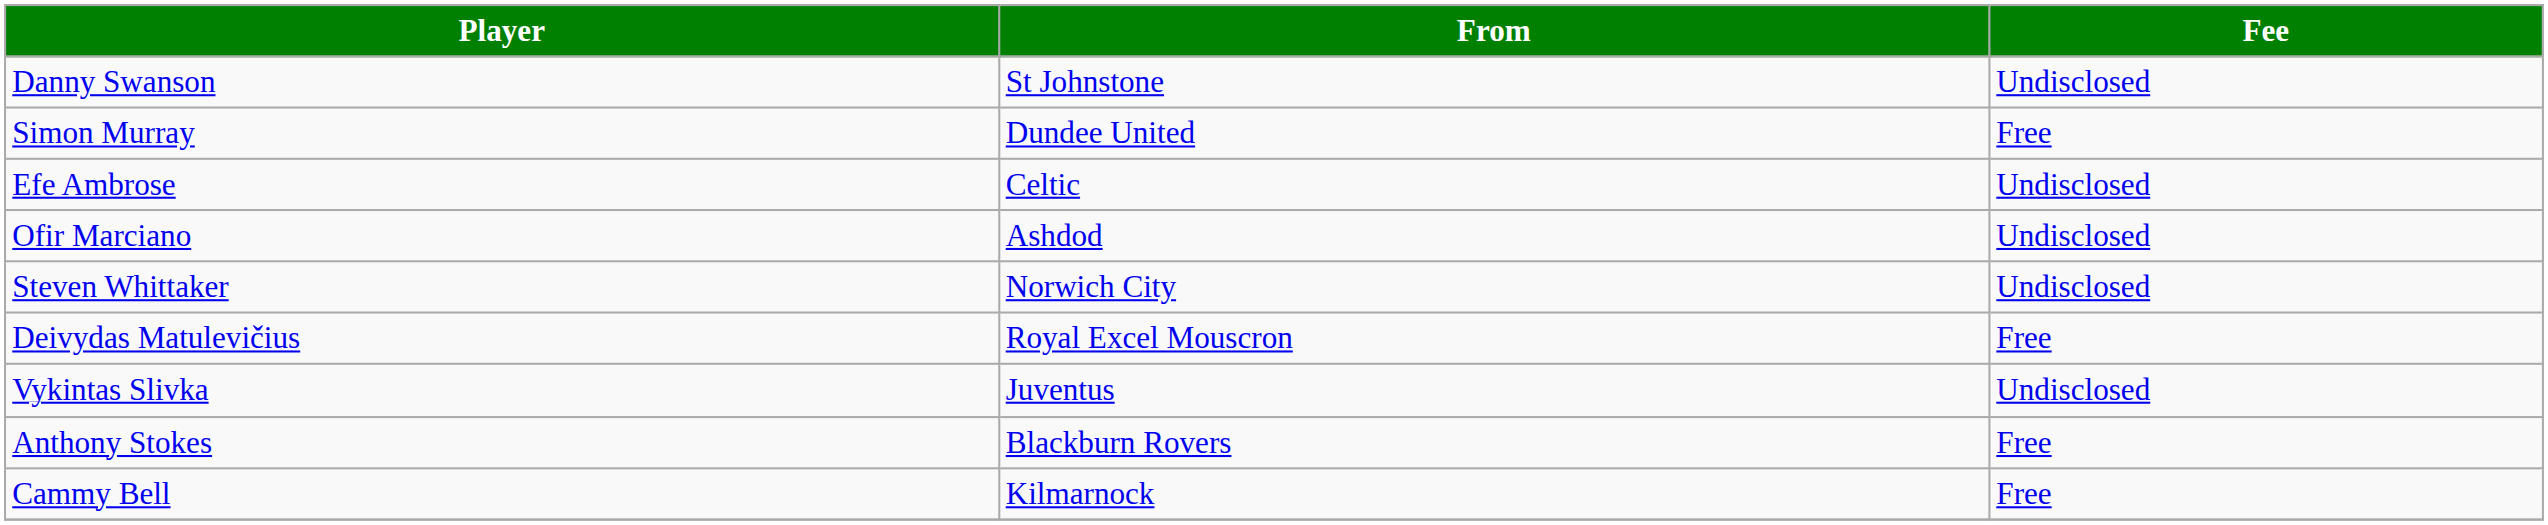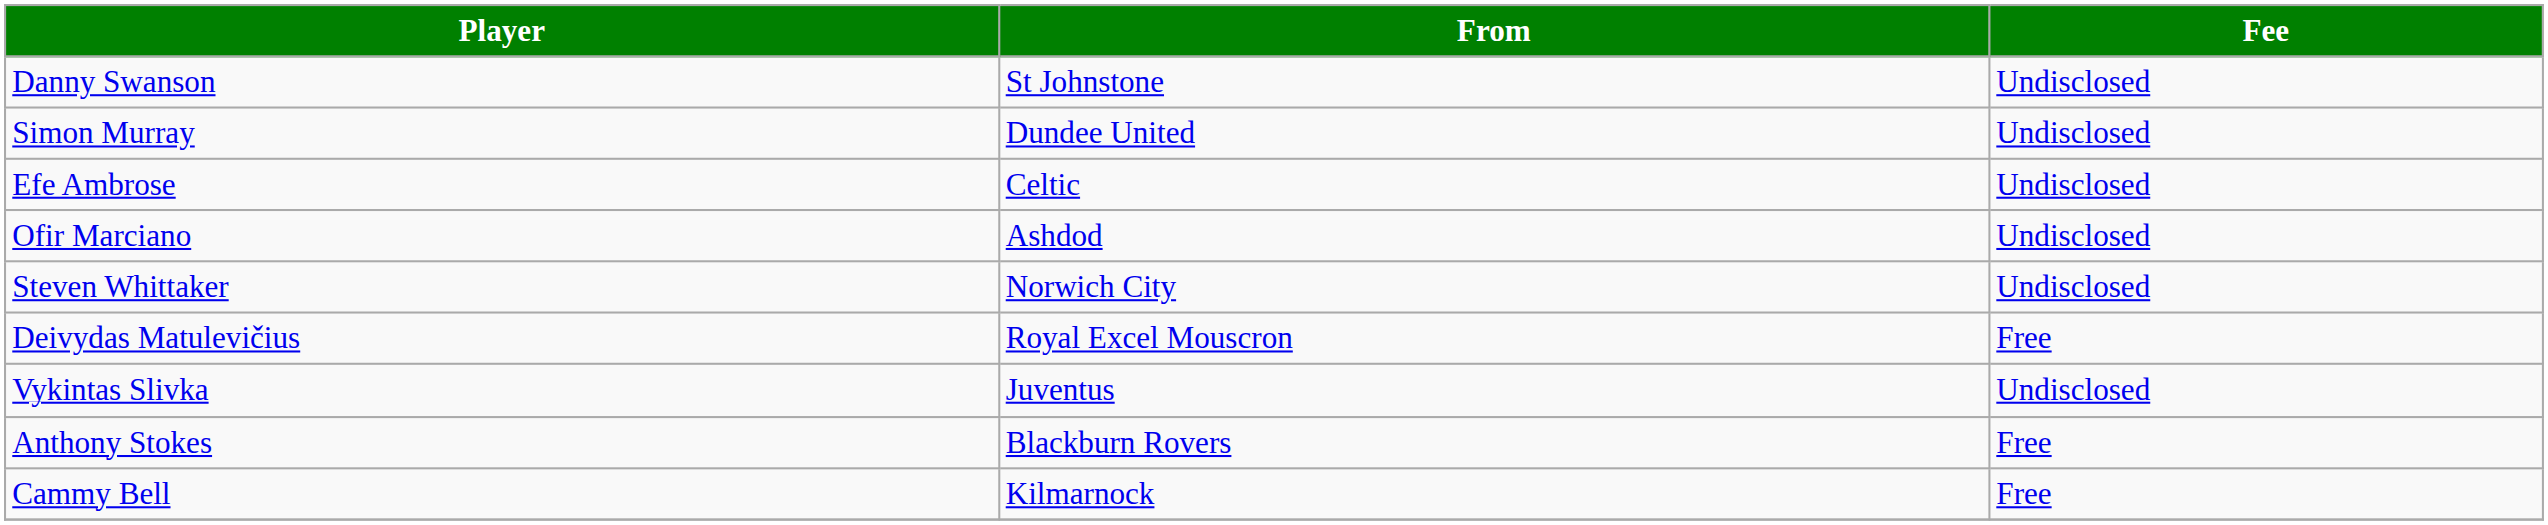(2024, 133) Free -> (2073, 133) Undisclosed
